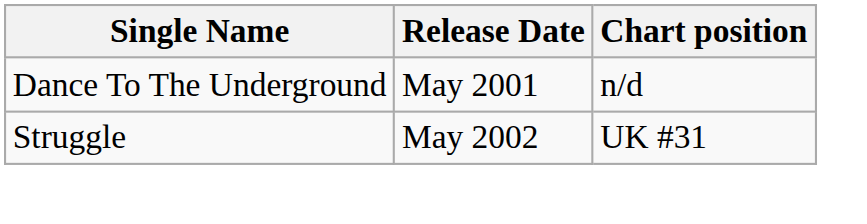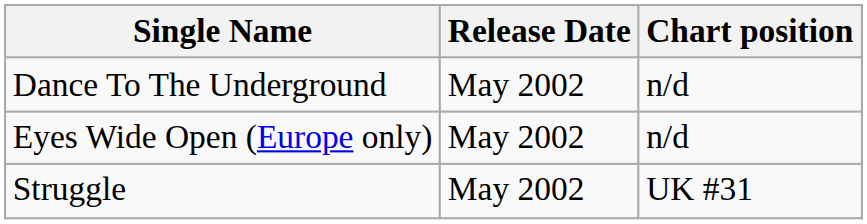(470, 84) May 2001 -> (516, 84) May 2002
+ row: (223, 137)
